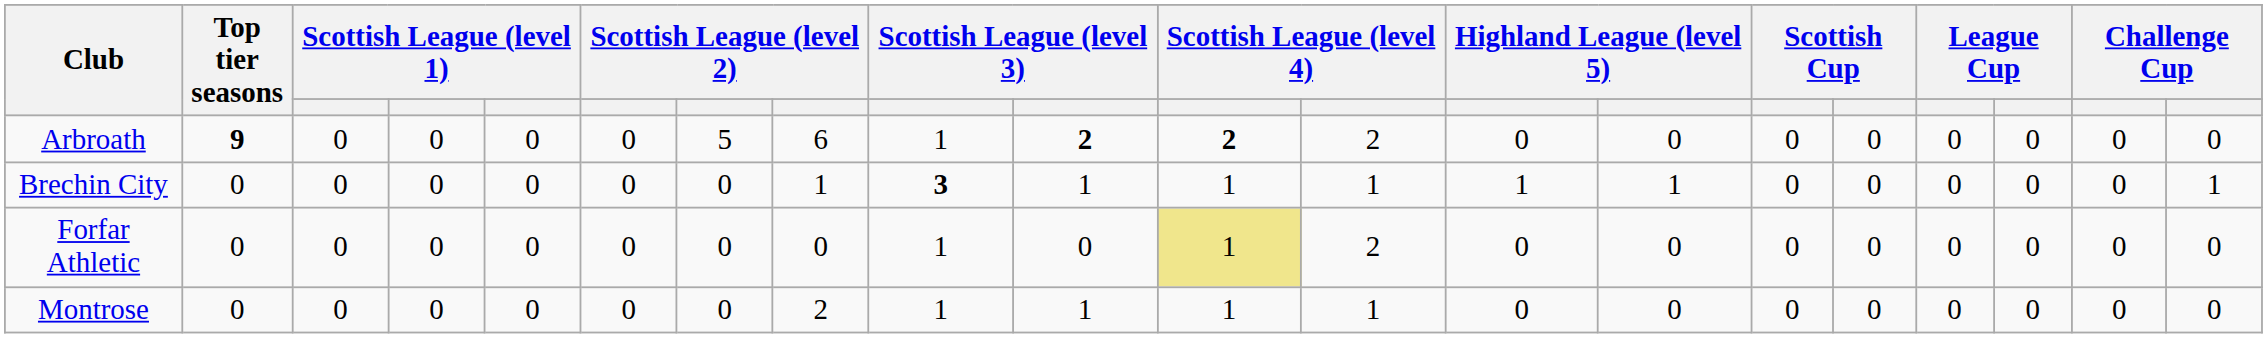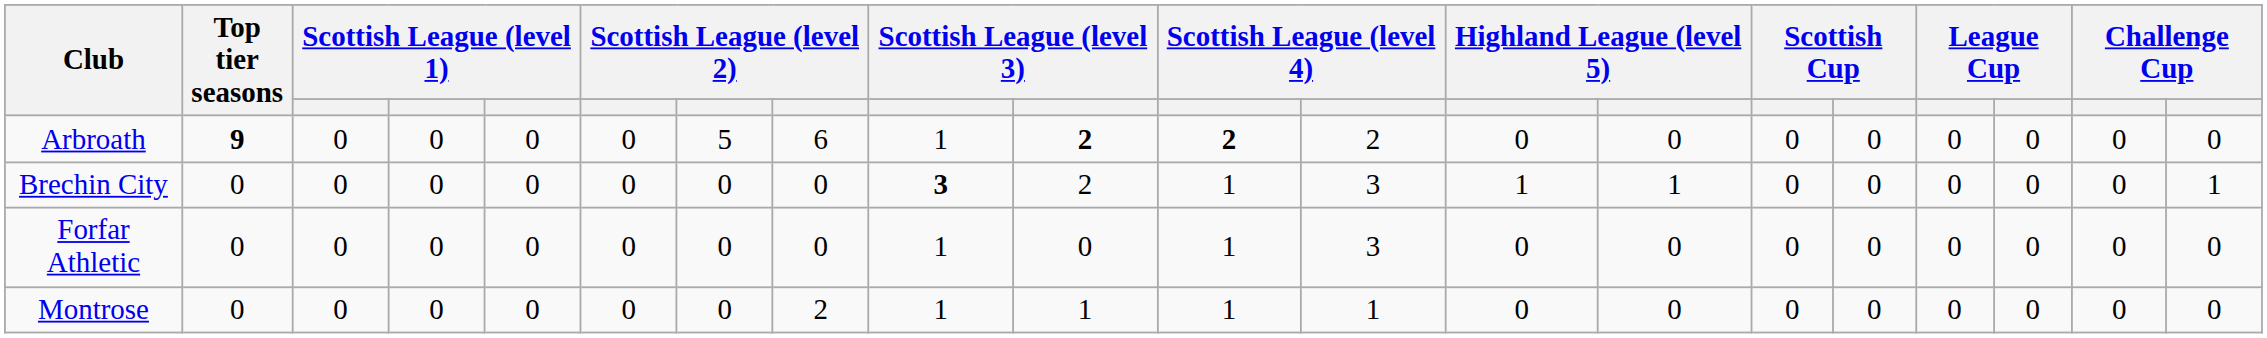(821, 184) 1 -> (821, 184) 0
(1085, 184) 1 -> (1085, 184) 2
(1373, 184) 1 -> (1373, 184) 3
(1229, 246) khaki background -> (1229, 246) no background
(1373, 246) 2 -> (1373, 246) 3
